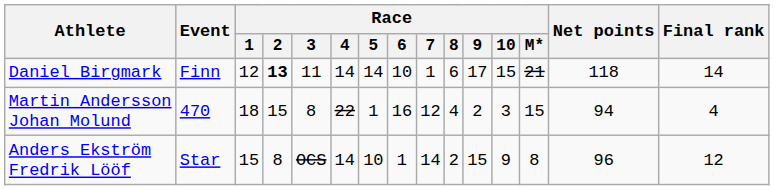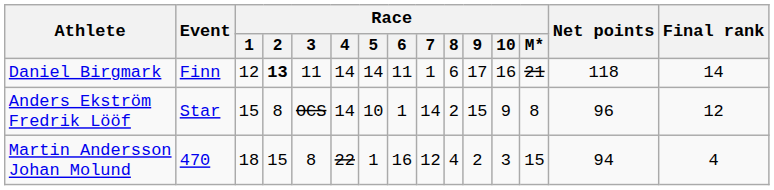(402, 72) 10 -> (402, 72) 11
(506, 72) 15 -> (506, 72) 16
rows swapped: (90, 111) <-> (80, 160)
